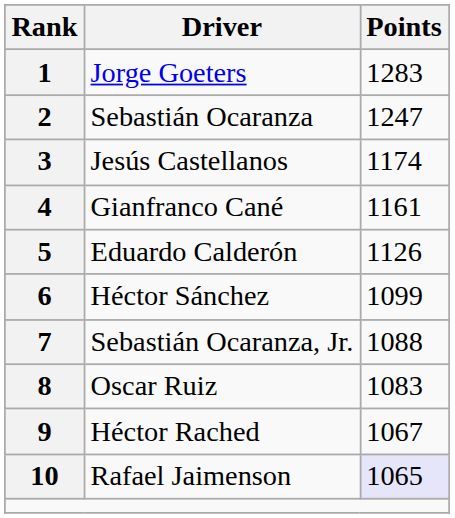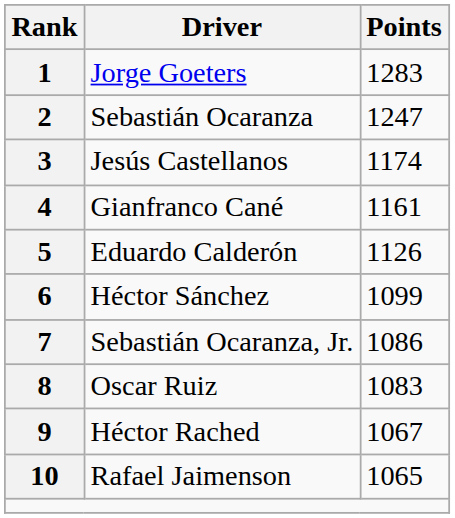(395, 341) 1088 -> (395, 341) 1086
(395, 476) lavender background -> (395, 476) no background
